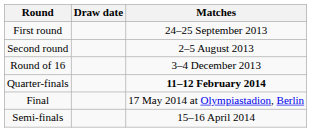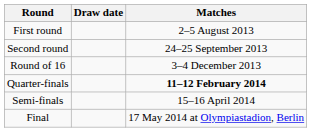(216, 30) 24–25 September 2013 -> (216, 30) 2–5 August 2013
(216, 48) 2–5 August 2013 -> (216, 48) 24–25 September 2013
rows swapped: (38, 118) <-> (38, 100)
